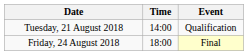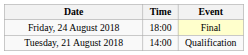rows swapped: (74, 27) <-> (74, 43)
